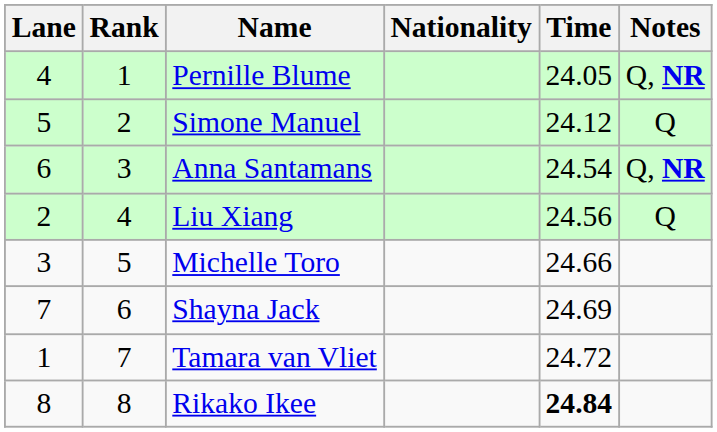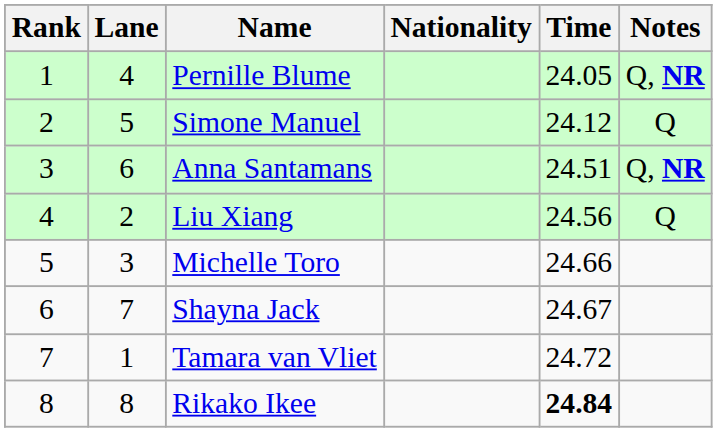columns swapped: (124, 27) <-> (44, 27)
(579, 168) 24.54 -> (579, 168) 24.51
(579, 309) 24.69 -> (579, 309) 24.67
